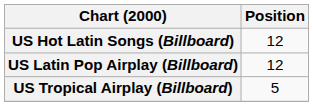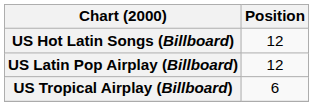(275, 88) 5 -> (275, 88) 6
